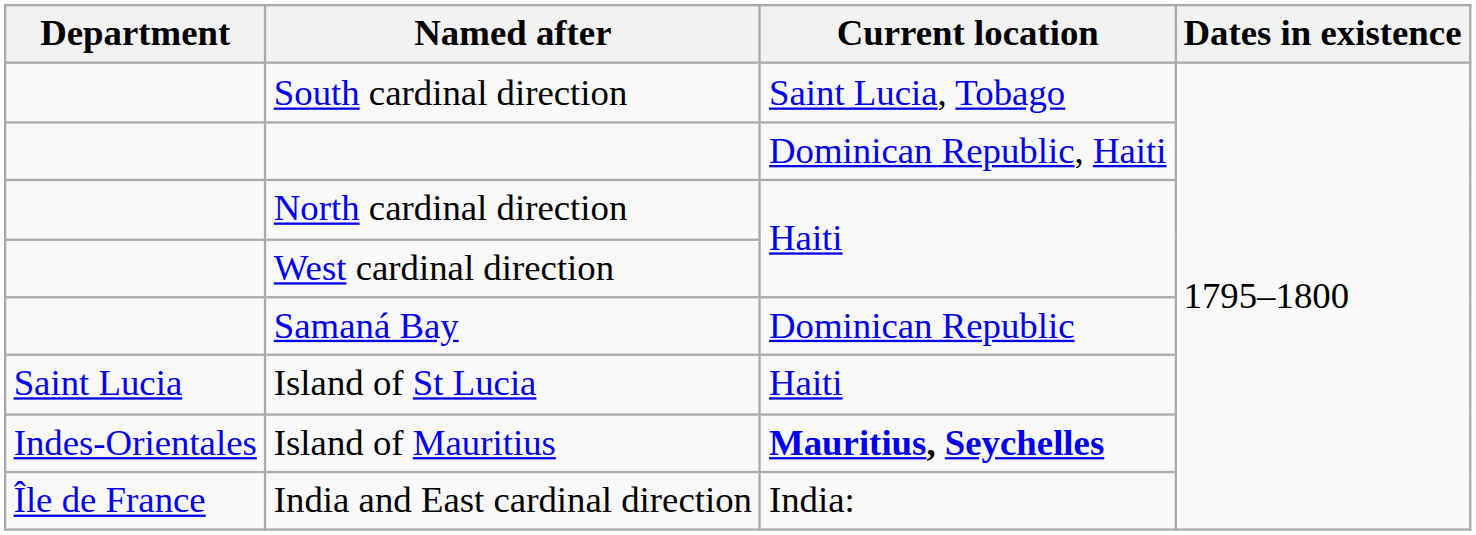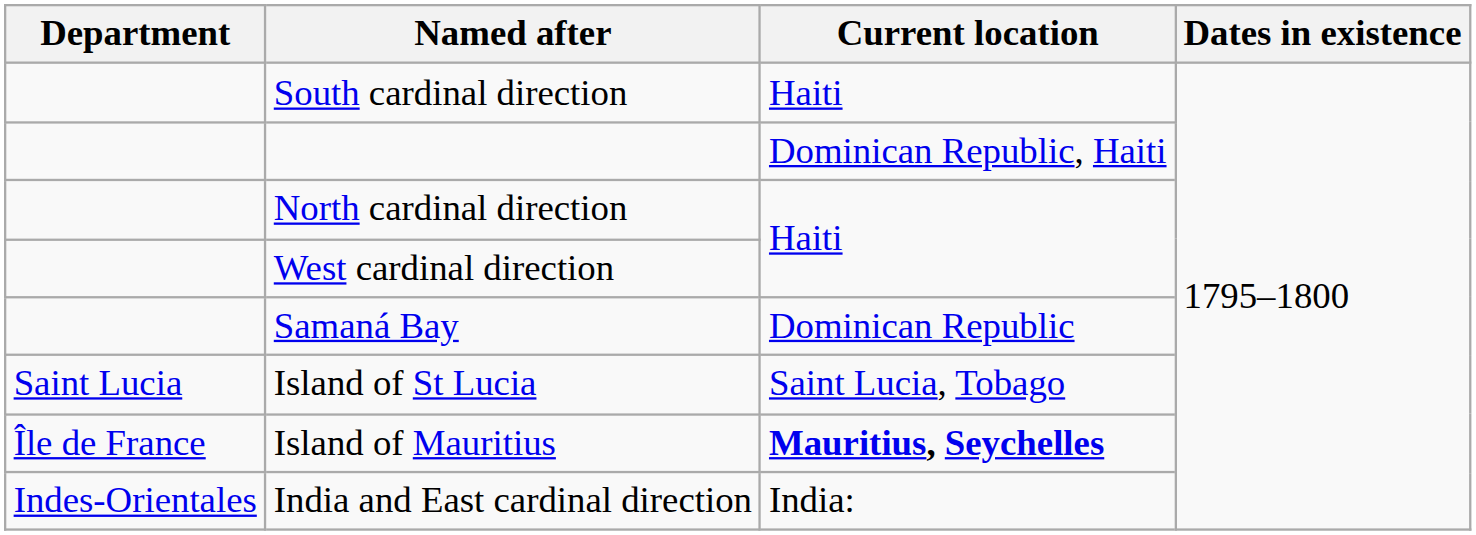(917, 92) Saint Lucia, Tobago -> (806, 92) Haiti
(806, 383) Haiti -> (917, 383) Saint Lucia, Tobago
(135, 442) Indes-Orientales -> (110, 442) Île de France
(110, 500) Île de France -> (135, 500) Indes-Orientales
